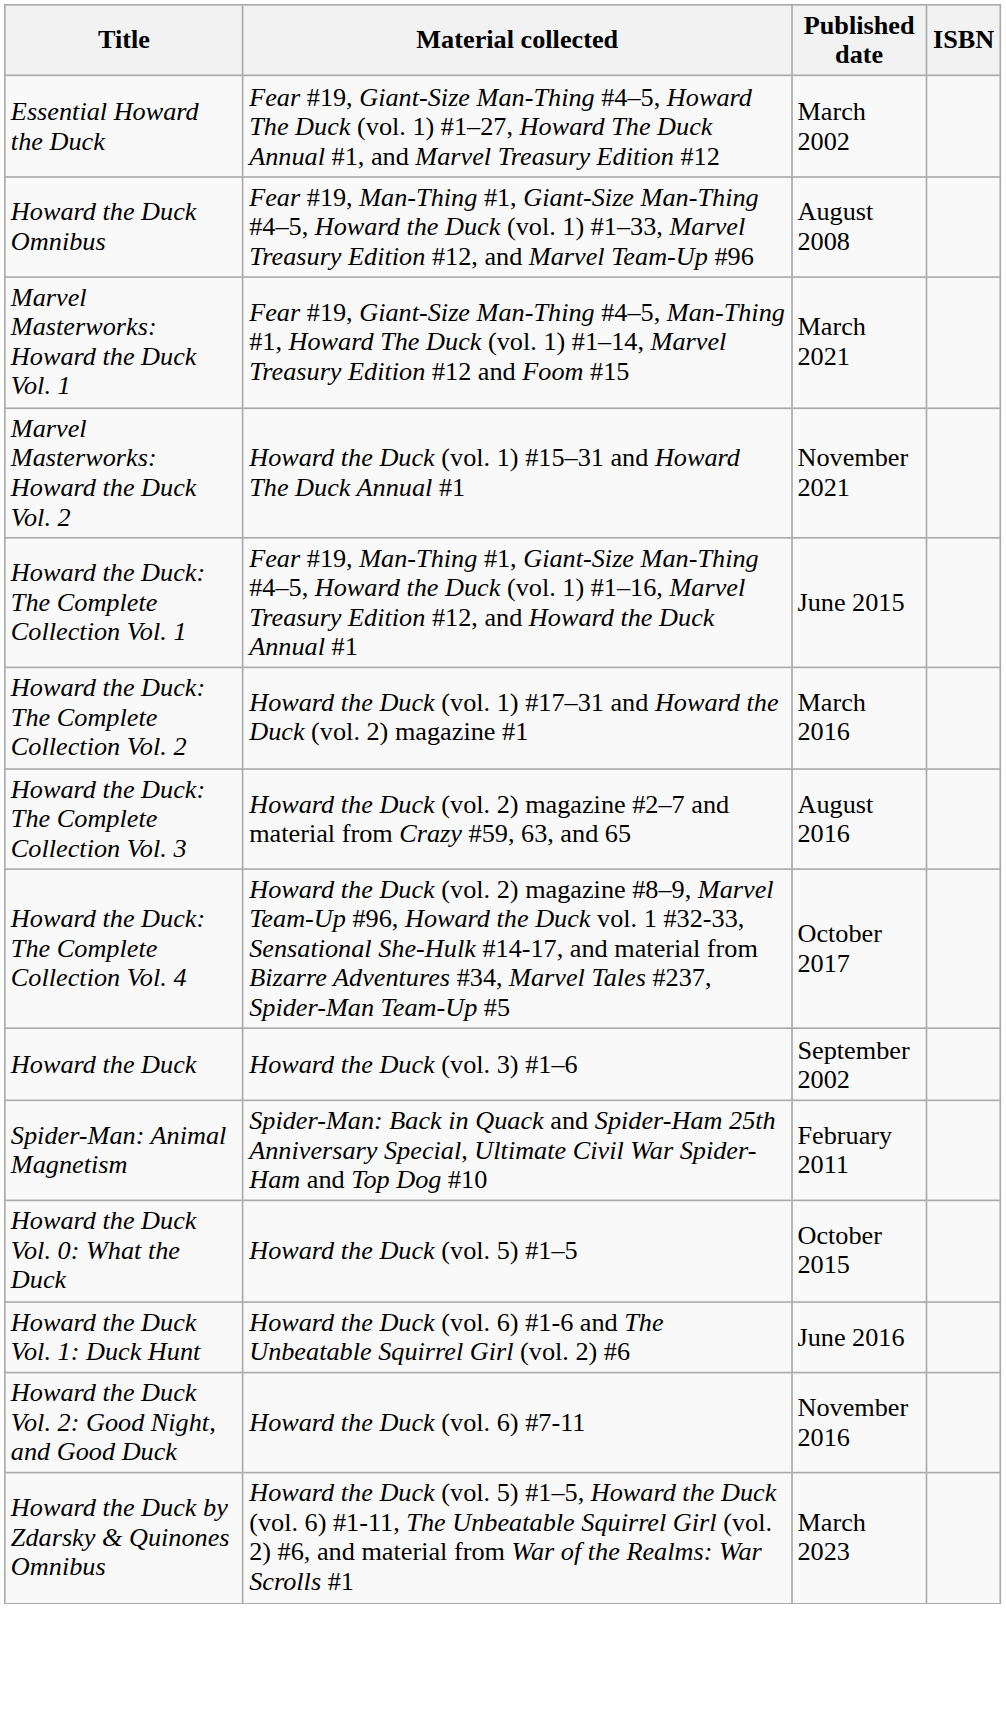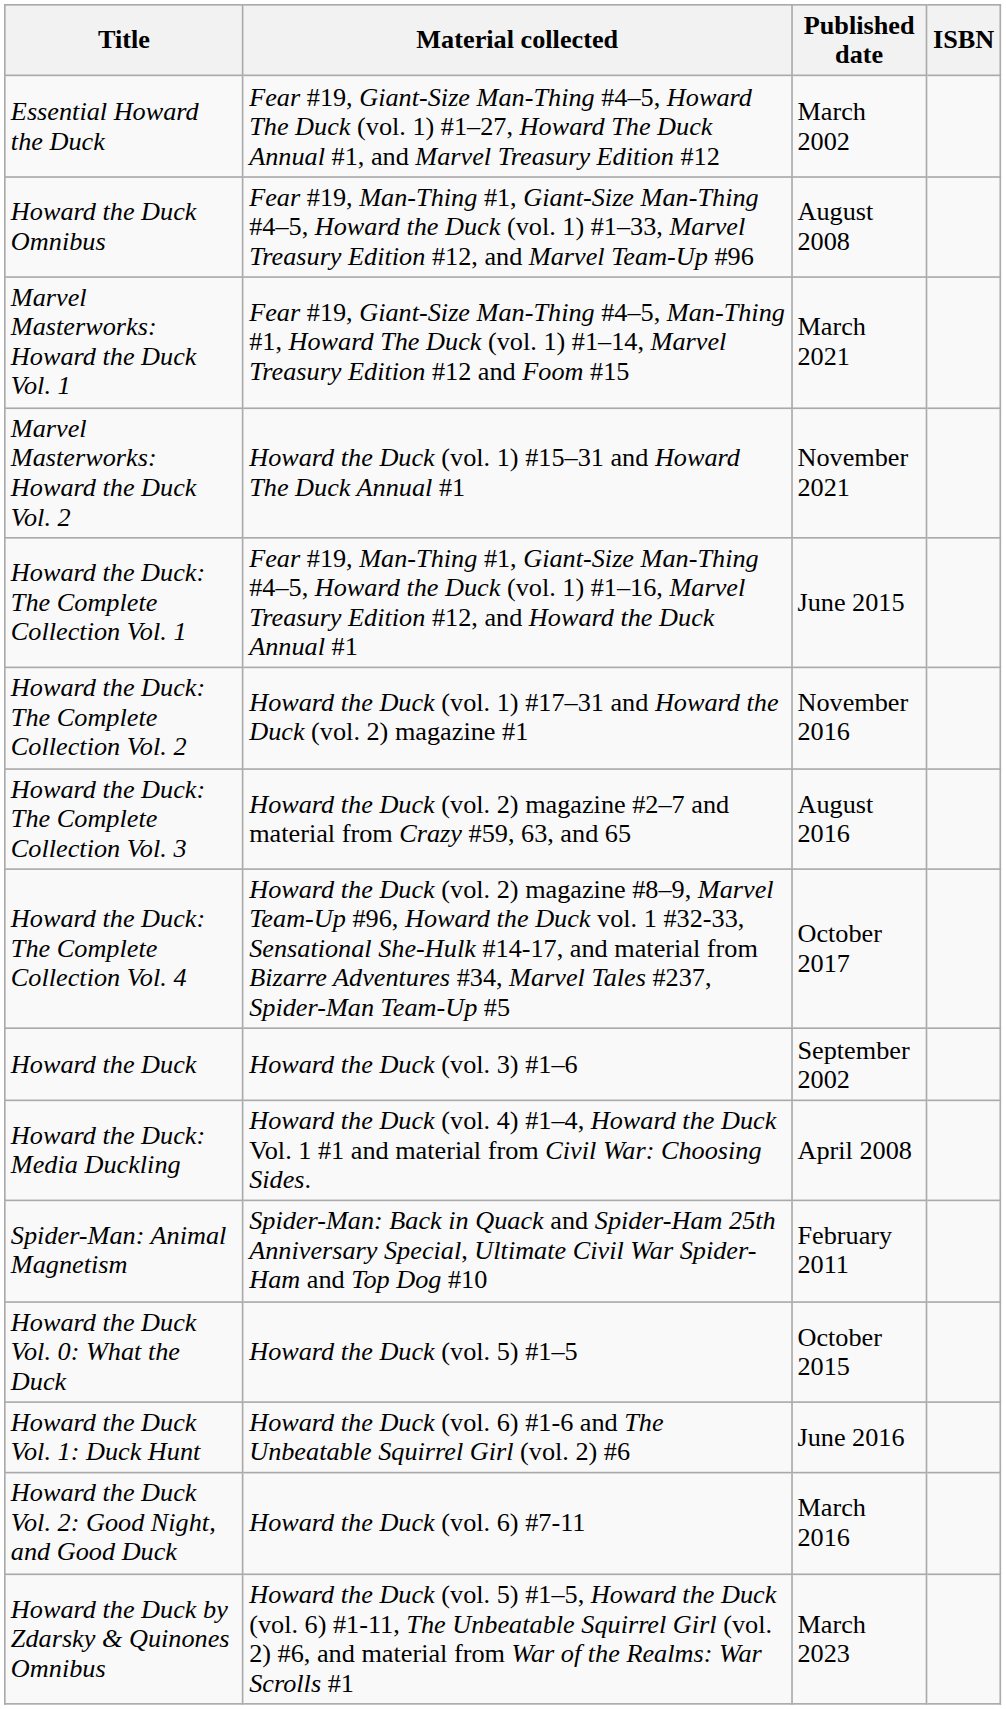(832, 717) March 2016 -> (853, 717) November 2016
+ row: (108, 1149)
(853, 1422) November 2016 -> (832, 1523) March 2016
